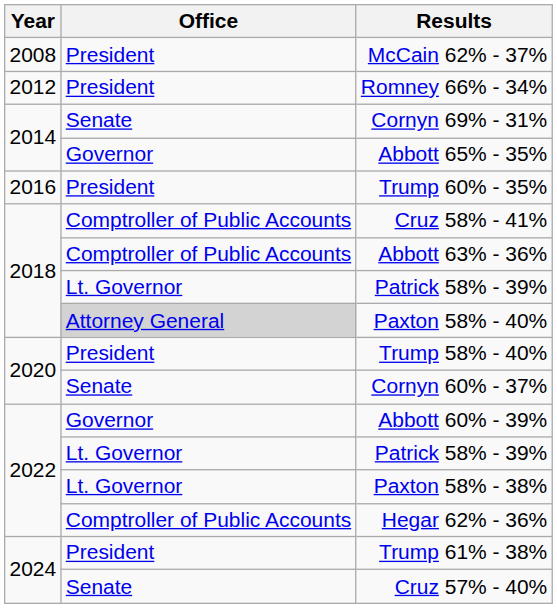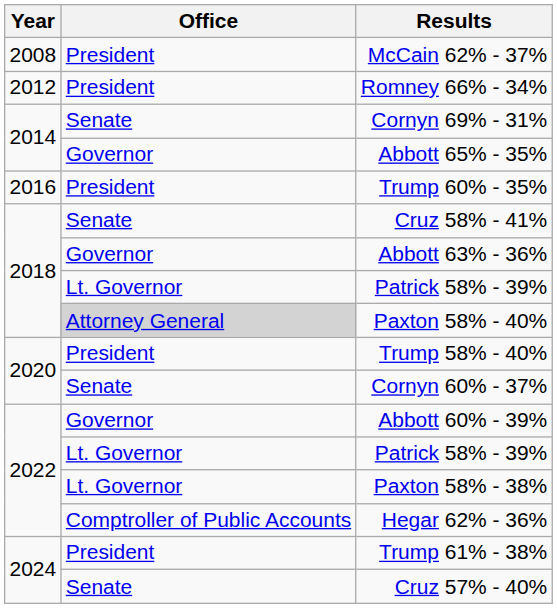(208, 220) Comptroller of Public Accounts -> (99, 220) Senate
(208, 253) Comptroller of Public Accounts -> (109, 253) Governor
